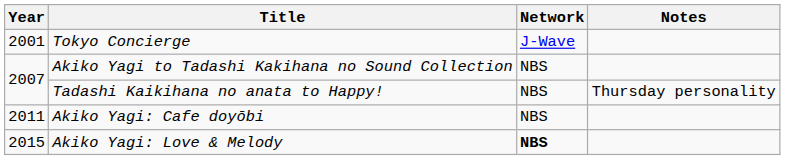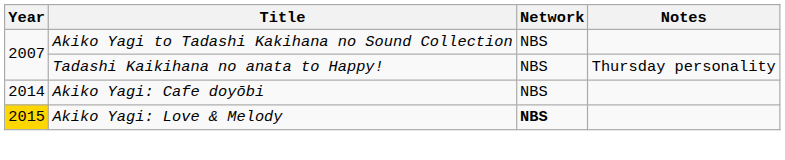- row: (121, 42)
(27, 117) 2011 -> (27, 92) 2014
(27, 142) no background -> (27, 117) gold background
